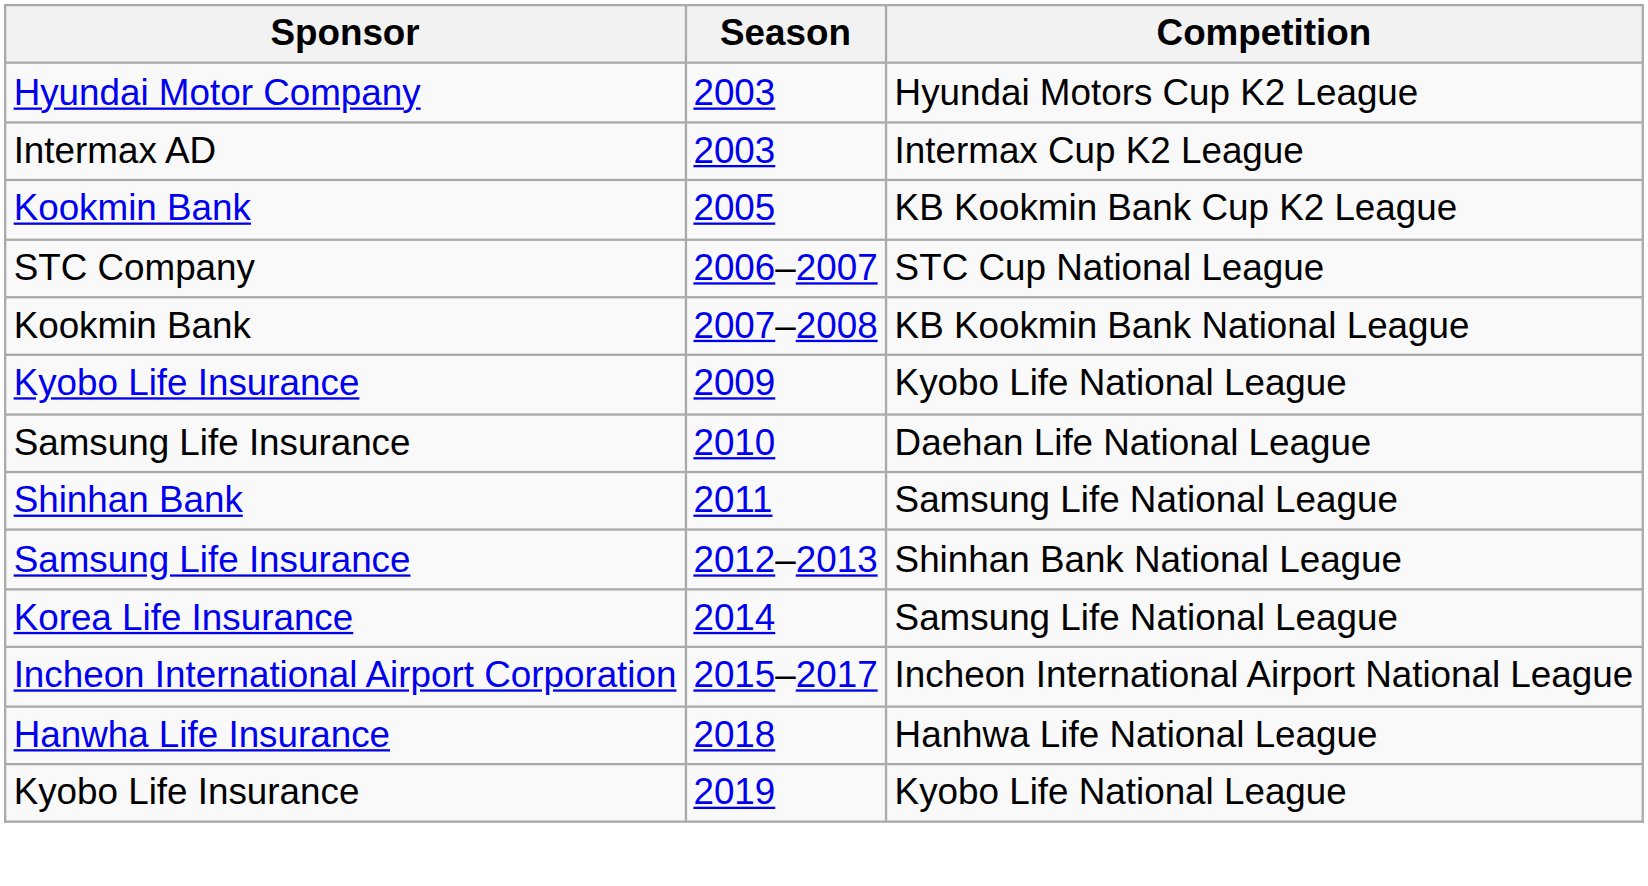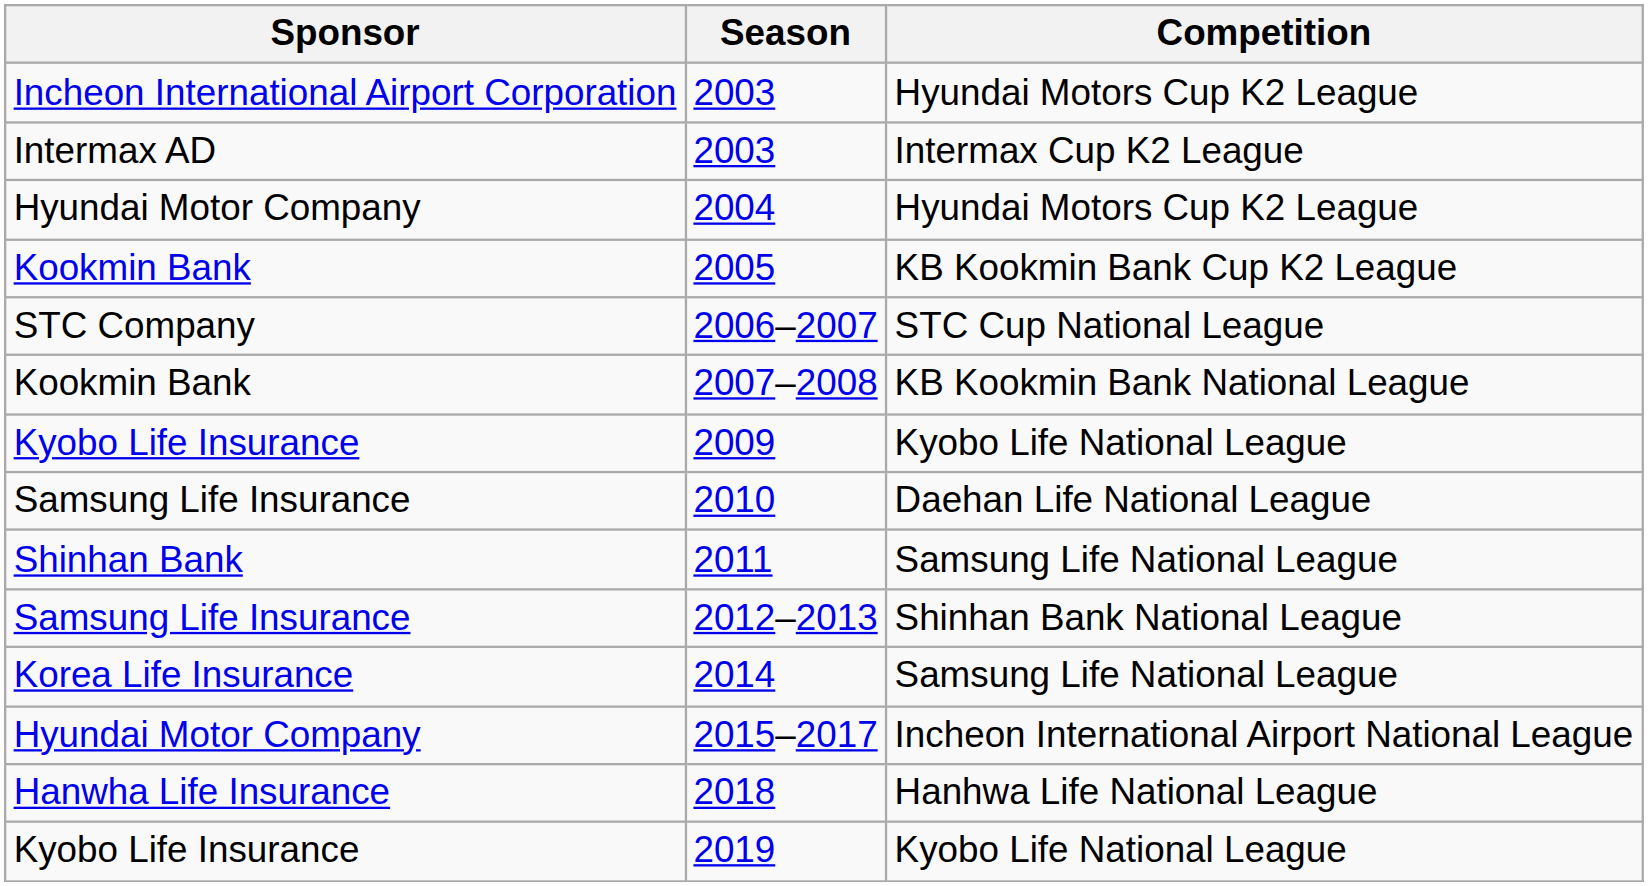(217, 92) Hyundai Motor Company -> (345, 92) Incheon International Airport Corporation
+ row: (734, 208)
(345, 675) Incheon International Airport Corporation -> (217, 734) Hyundai Motor Company
